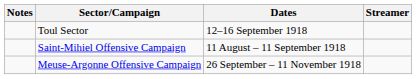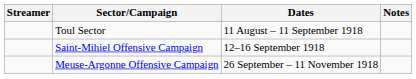columns swapped: (388, 13) <-> (20, 13)
(257, 30) 12–16 September 1918 -> (293, 30) 11 August – 11 September 1918
(276, 47) 11 August – 11 September 1918 -> (274, 47) 12–16 September 1918
